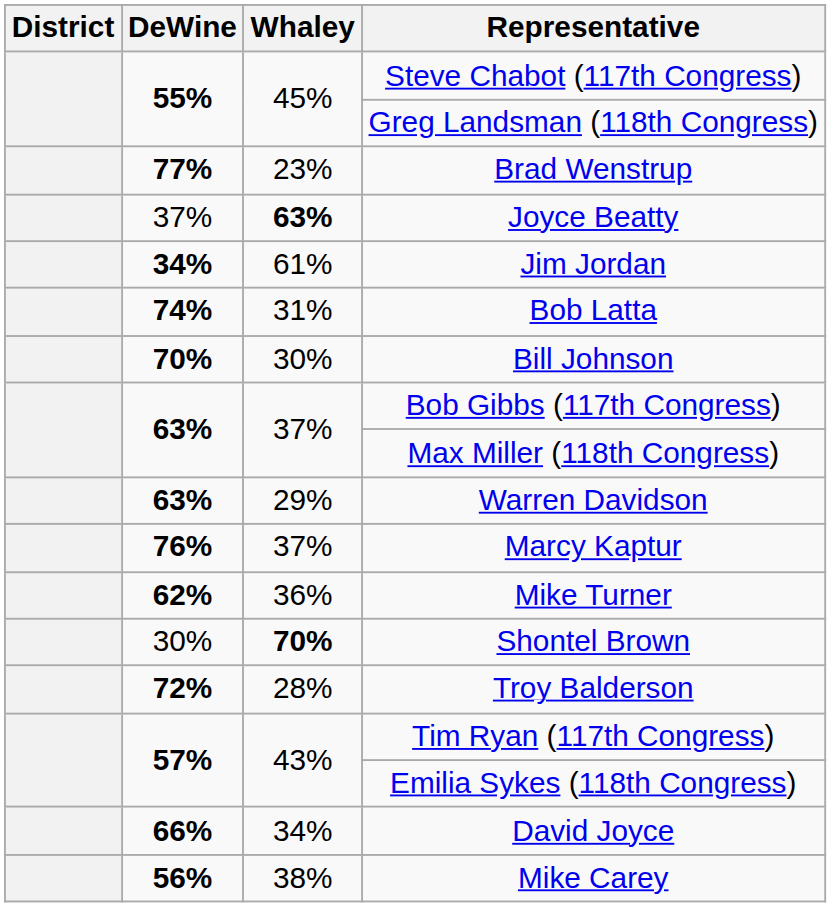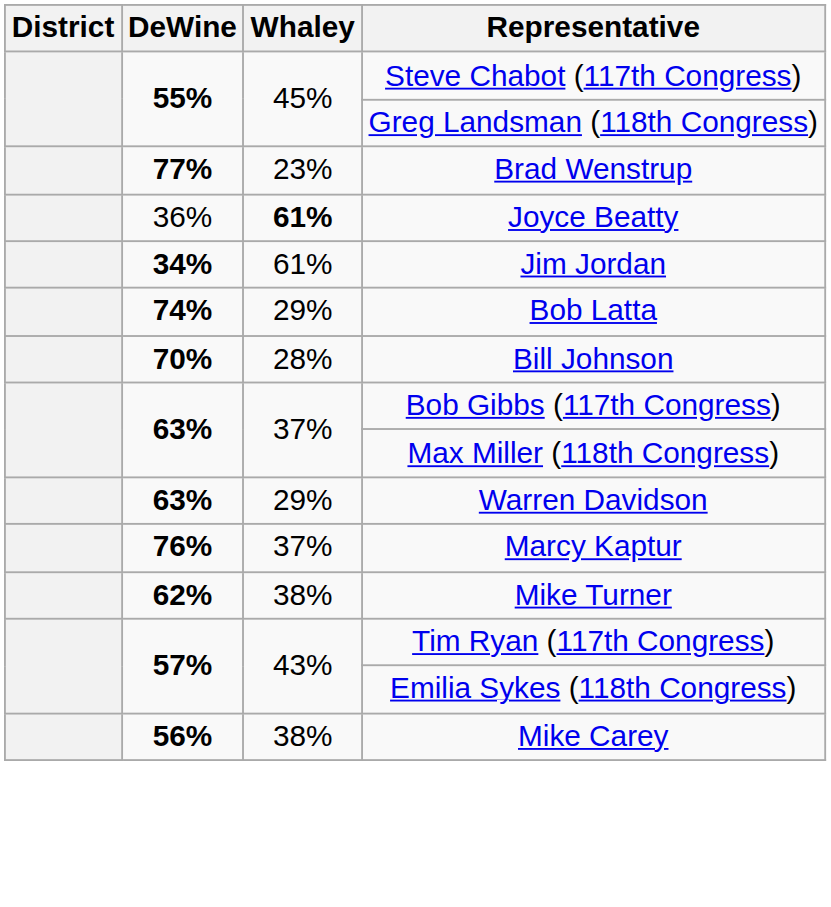(182, 216) 37% -> (182, 216) 36%
(303, 216) 63% -> (303, 216) 61%
(303, 311) 31% -> (303, 311) 29%
(303, 358) 30% -> (303, 358) 28%
(303, 594) 36% -> (303, 594) 38%
- row: (593, 641)
- row: (593, 688)
- row: (593, 830)
